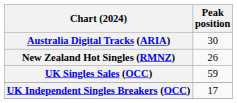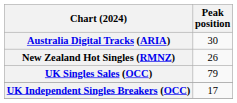(213, 73) 59 -> (213, 73) 79
